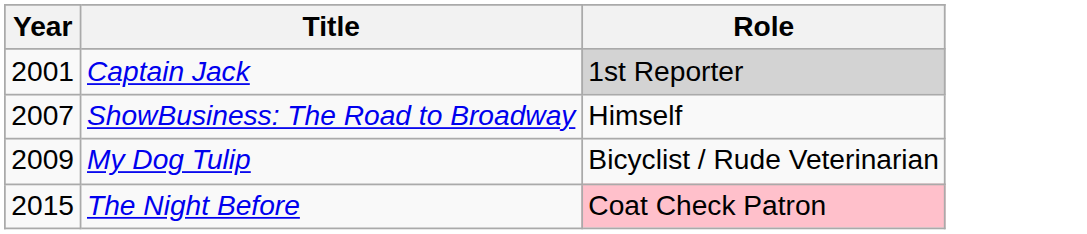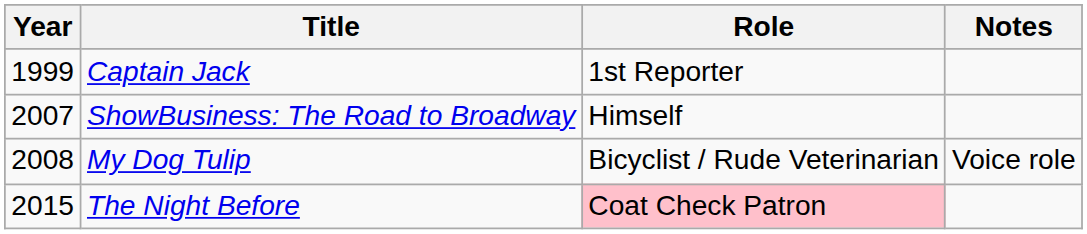+ column: (1014, 26)
(43, 71) 2001 -> (43, 71) 1999
(666, 71) lightgrey background -> (666, 71) no background
(43, 160) 2009 -> (43, 160) 2008
